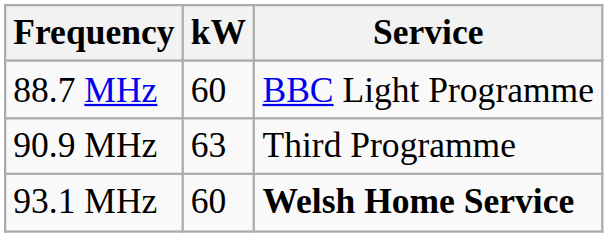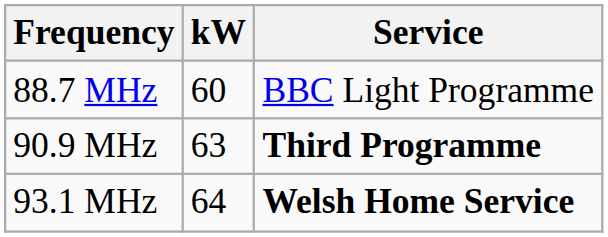(389, 145) normal -> (402, 145) bold
(209, 201) 60 -> (209, 201) 64
